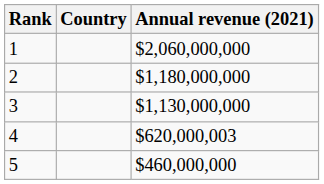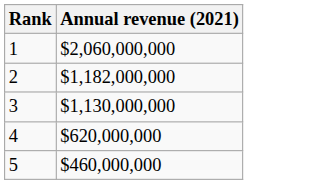- column: (93, 19)
(193, 77) $1,180,000,000 -> (118, 77) $1,182,000,000
(186, 135) $620,000,003 -> (111, 135) $620,000,000
